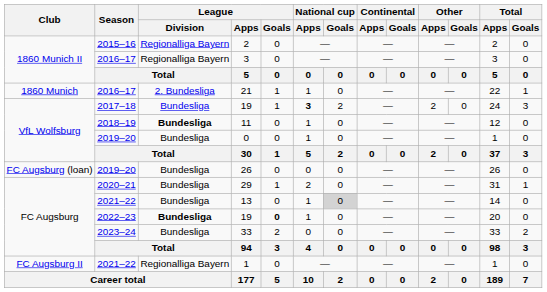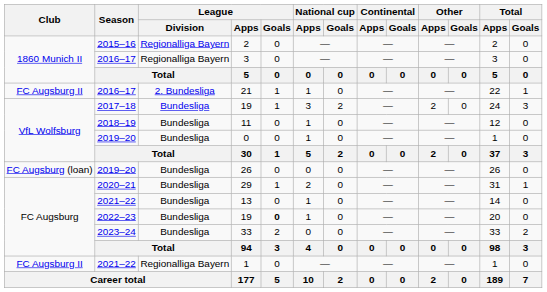(50, 91) 1860 Munich -> (50, 91) FC Augsburg II
(308, 106) bold -> (308, 106) normal
(185, 122) bold -> (185, 122) normal
(340, 201) lightgrey background -> (340, 201) no background
(185, 216) bold -> (185, 216) normal
